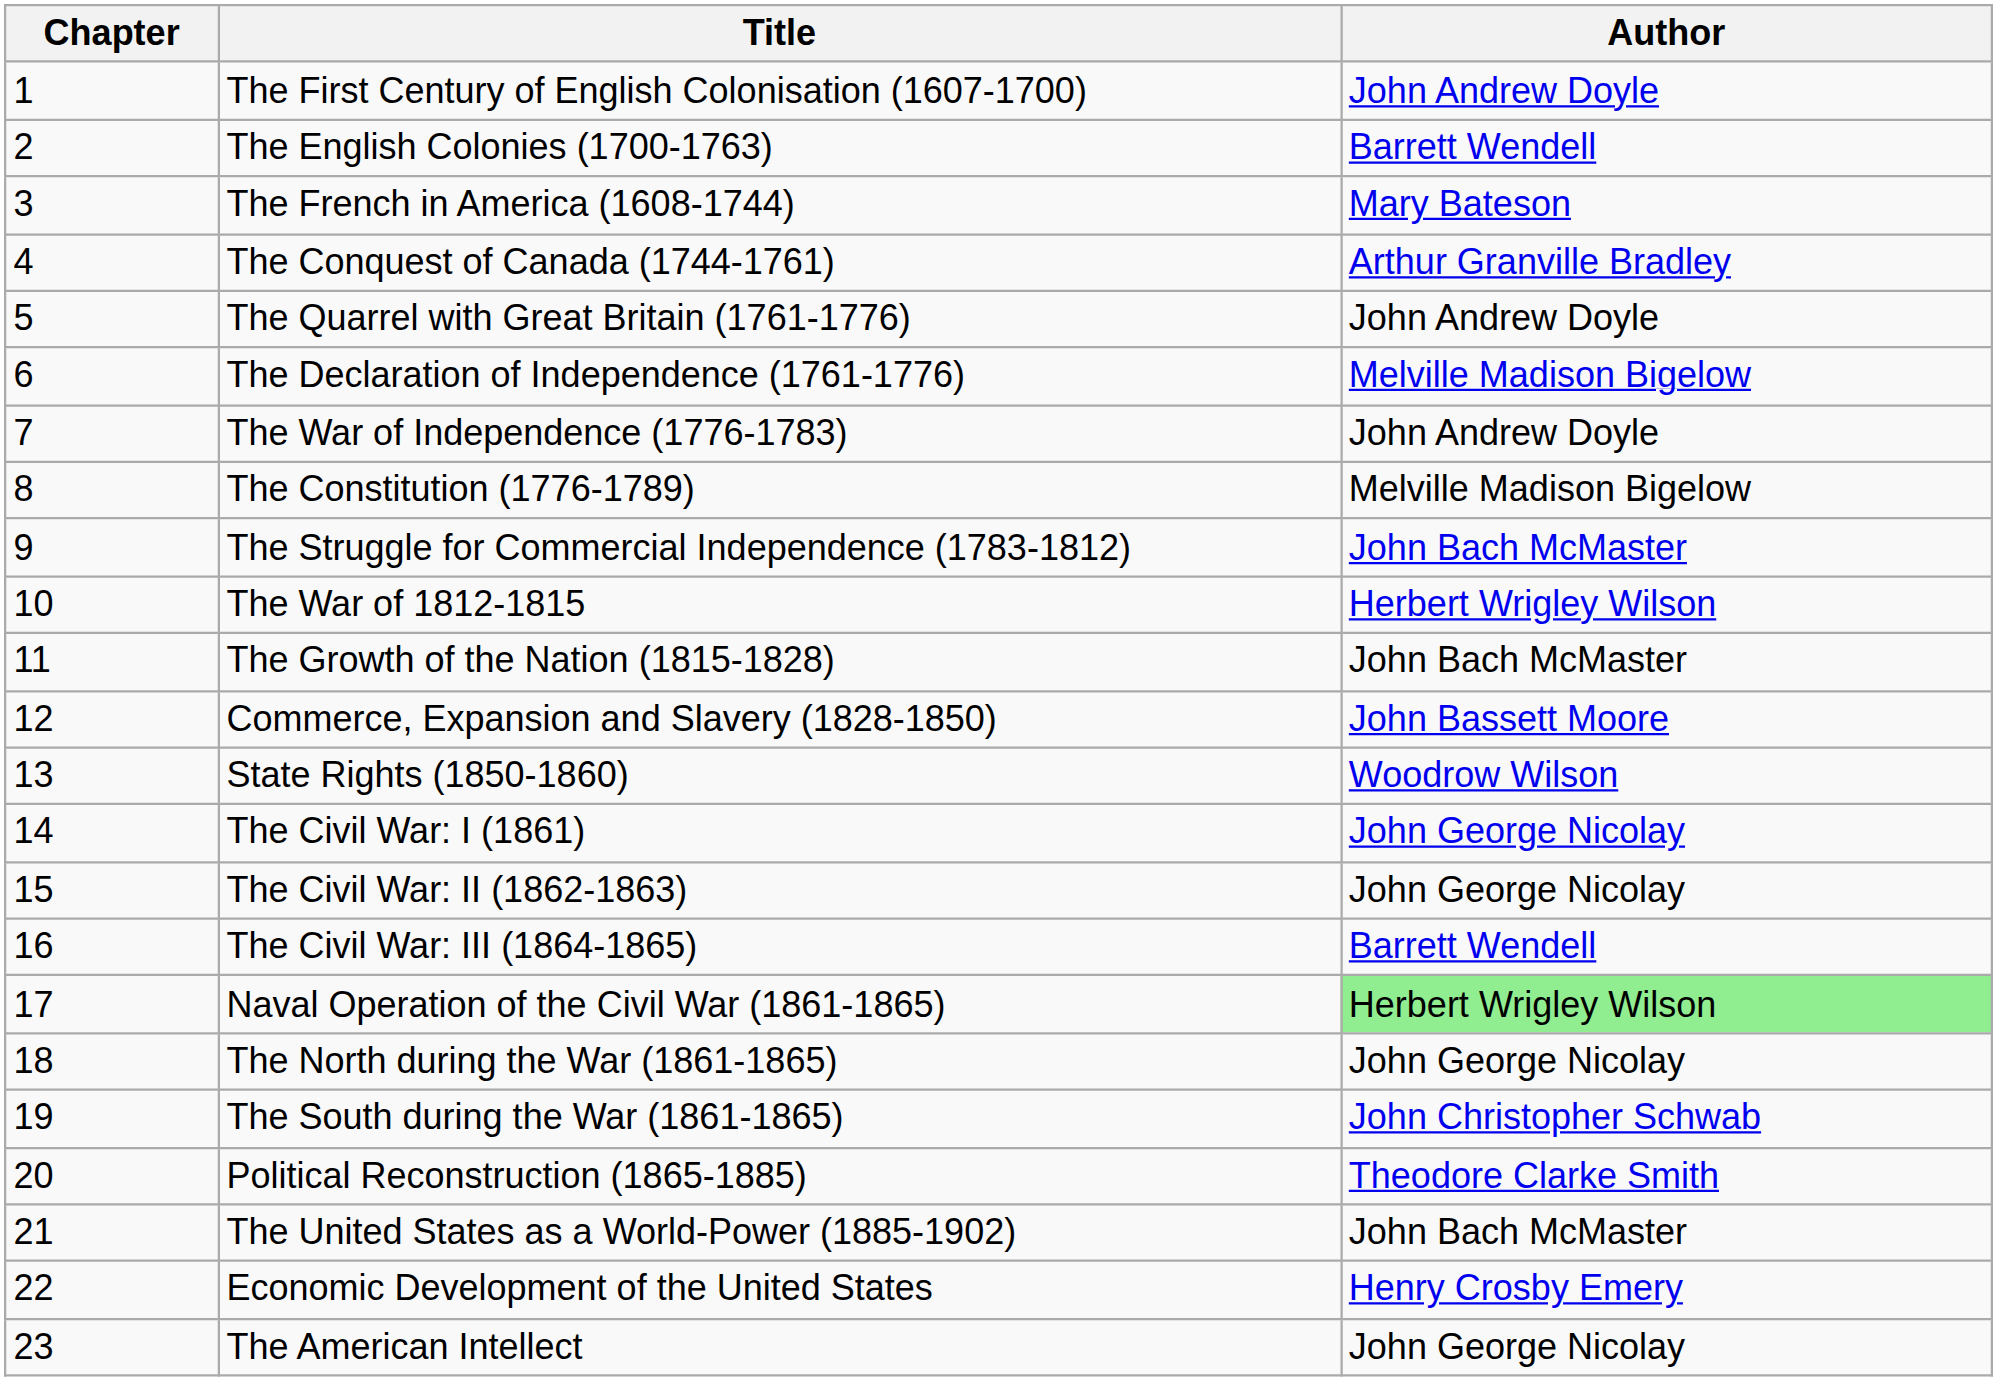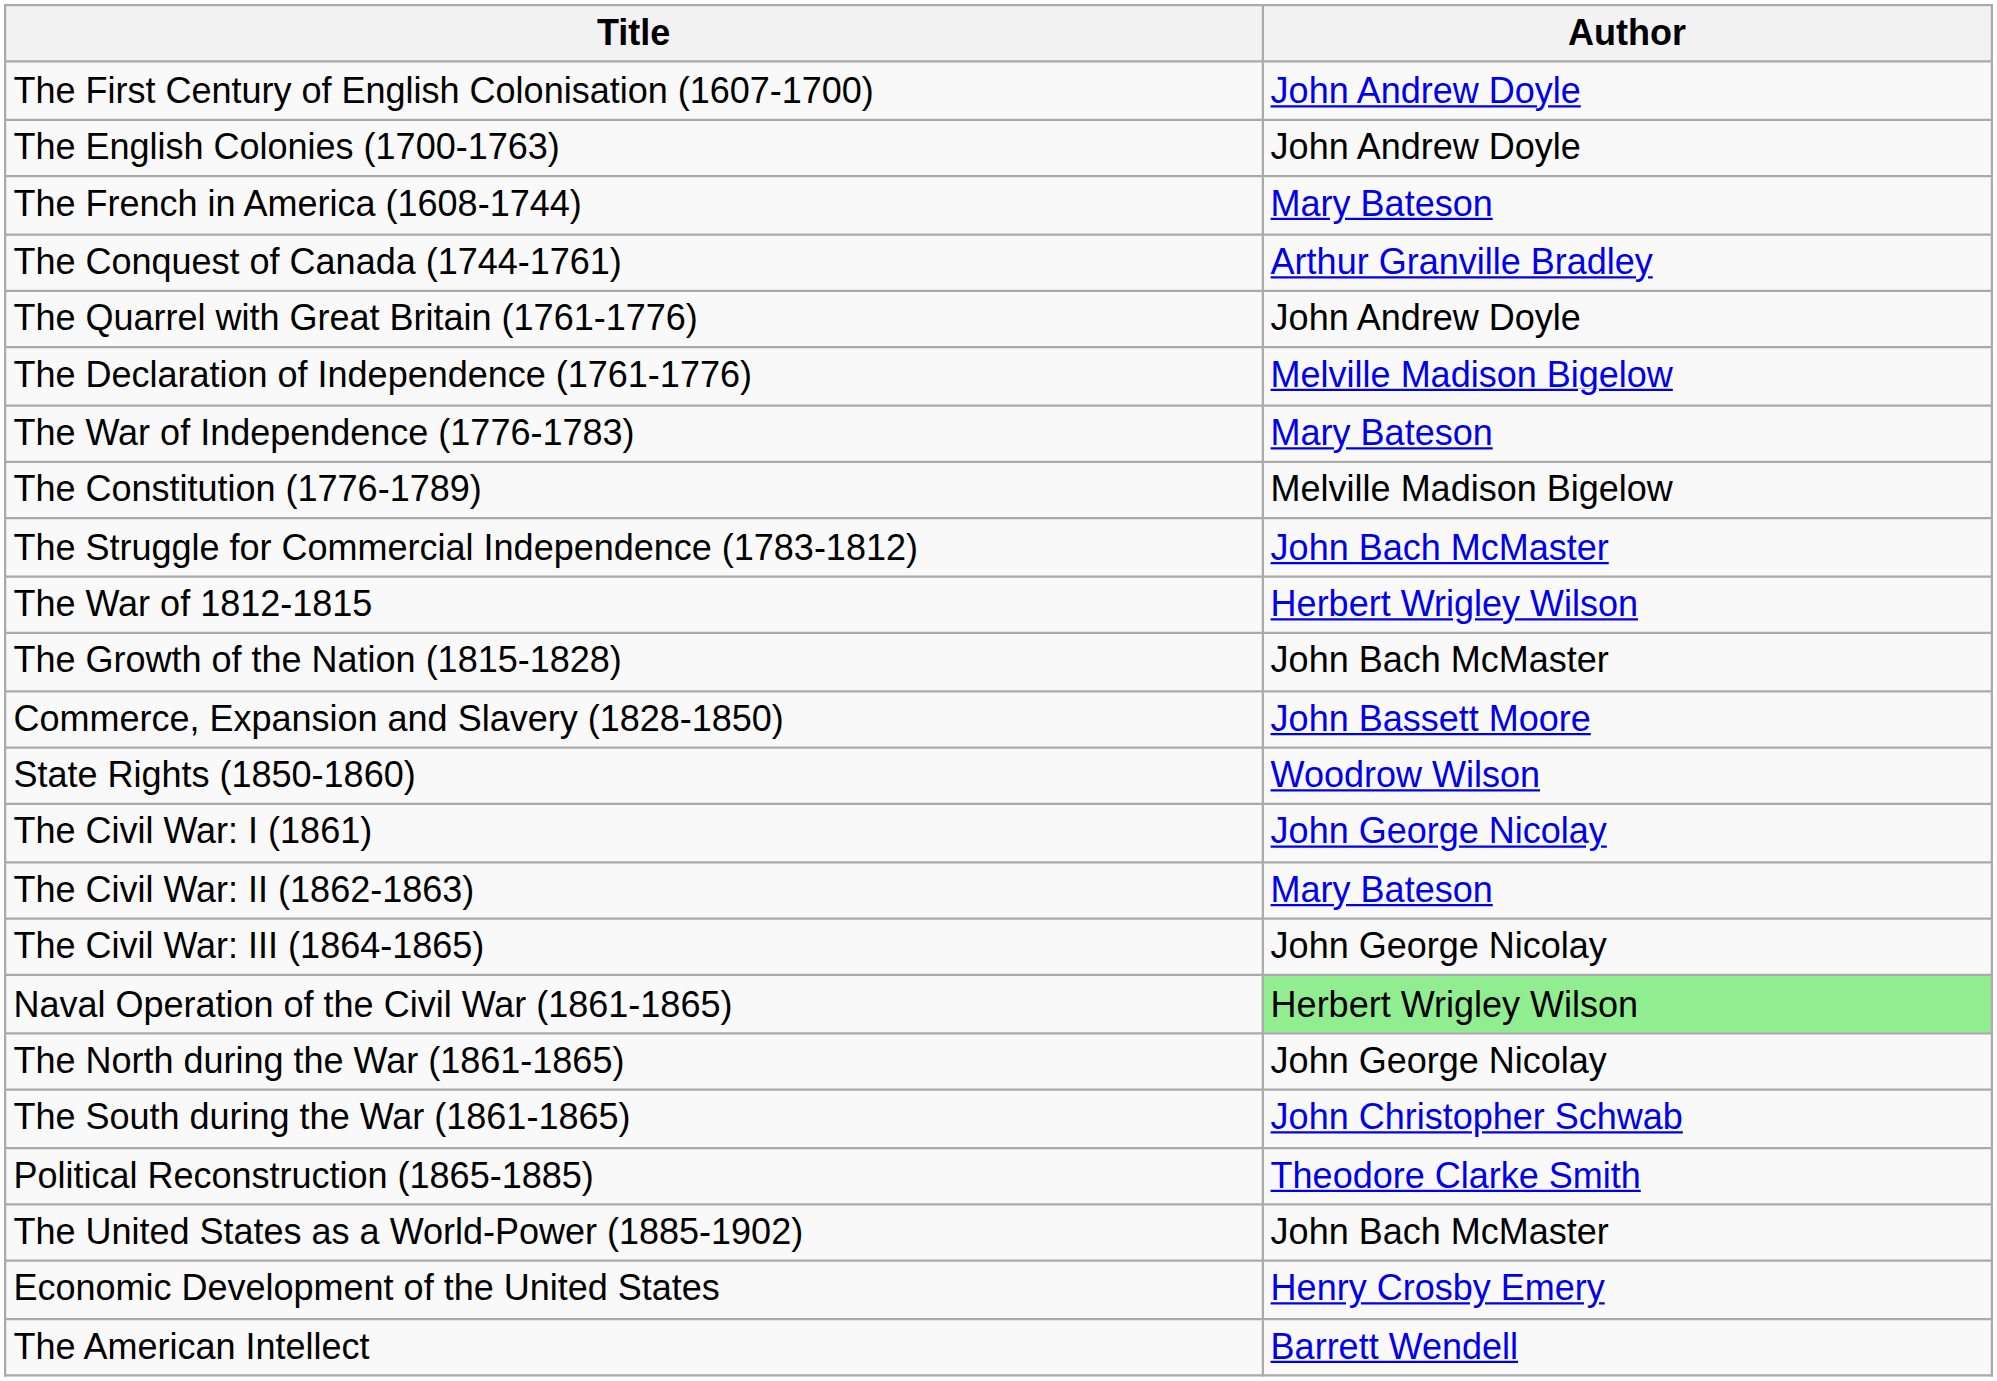- column: (112, 33)
(1473, 147) Barrett Wendell -> (1426, 147) John Andrew Doyle
(1504, 432) John Andrew Doyle -> (1382, 432) Mary Bateson
(1517, 889) John George Nicolay -> (1382, 889) Mary Bateson
(1473, 946) Barrett Wendell -> (1439, 946) John George Nicolay
(1517, 1346) John George Nicolay -> (1394, 1346) Barrett Wendell
